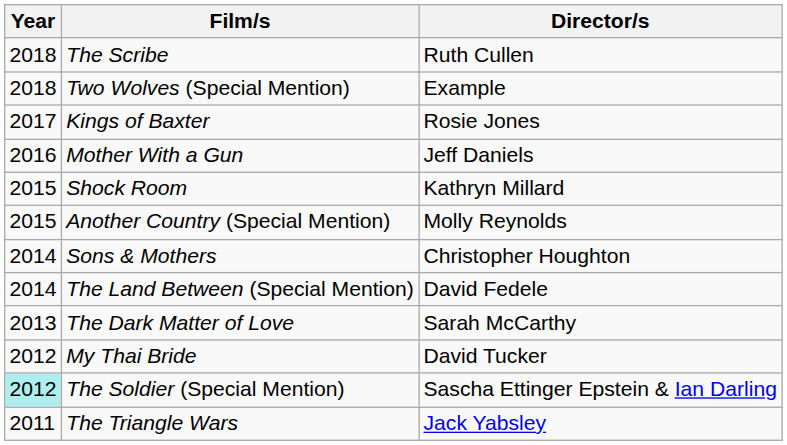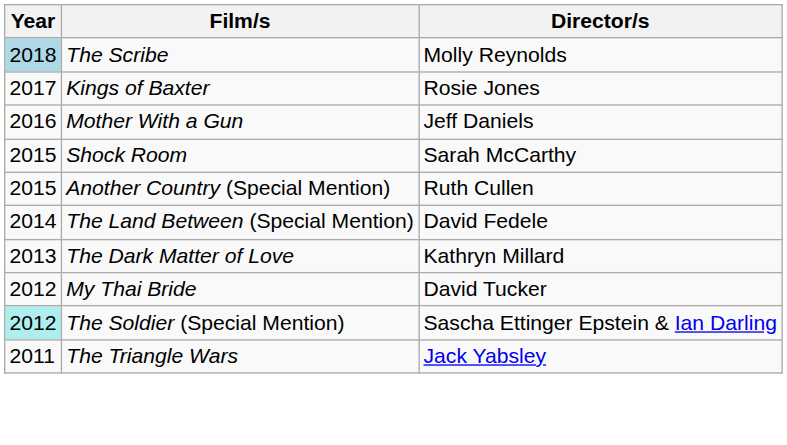(33, 54) no background -> (33, 54) lightblue background
(479, 54) Ruth Cullen -> (495, 54) Molly Reynolds
- row: (208, 88)
(494, 188) Kathryn Millard -> (500, 155) Sarah McCarthy
(495, 222) Molly Reynolds -> (479, 188) Ruth Cullen
- row: (141, 255)
(500, 322) Sarah McCarthy -> (494, 255) Kathryn Millard
